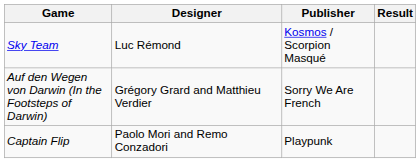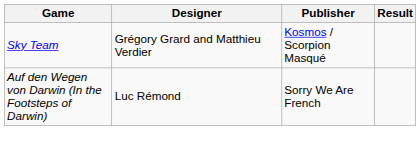(148, 45) Luc Rémond -> (188, 45) Grégory Grard and Matthieu Verdier
(188, 96) Grégory Grard and Matthieu Verdier -> (148, 96) Luc Rémond
- row: (38, 141)
